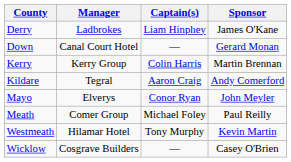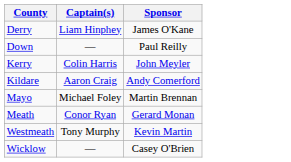- column: (99, 13)
(247, 47) Gerard Monan -> (163, 47) Paul Reilly
(247, 64) Martin Brennan -> (163, 64) John Meyler
(175, 98) Conor Ryan -> (90, 98) Michael Foley
(247, 98) John Meyler -> (163, 98) Martin Brennan
(175, 115) Michael Foley -> (90, 115) Conor Ryan
(247, 115) Paul Reilly -> (163, 115) Gerard Monan
